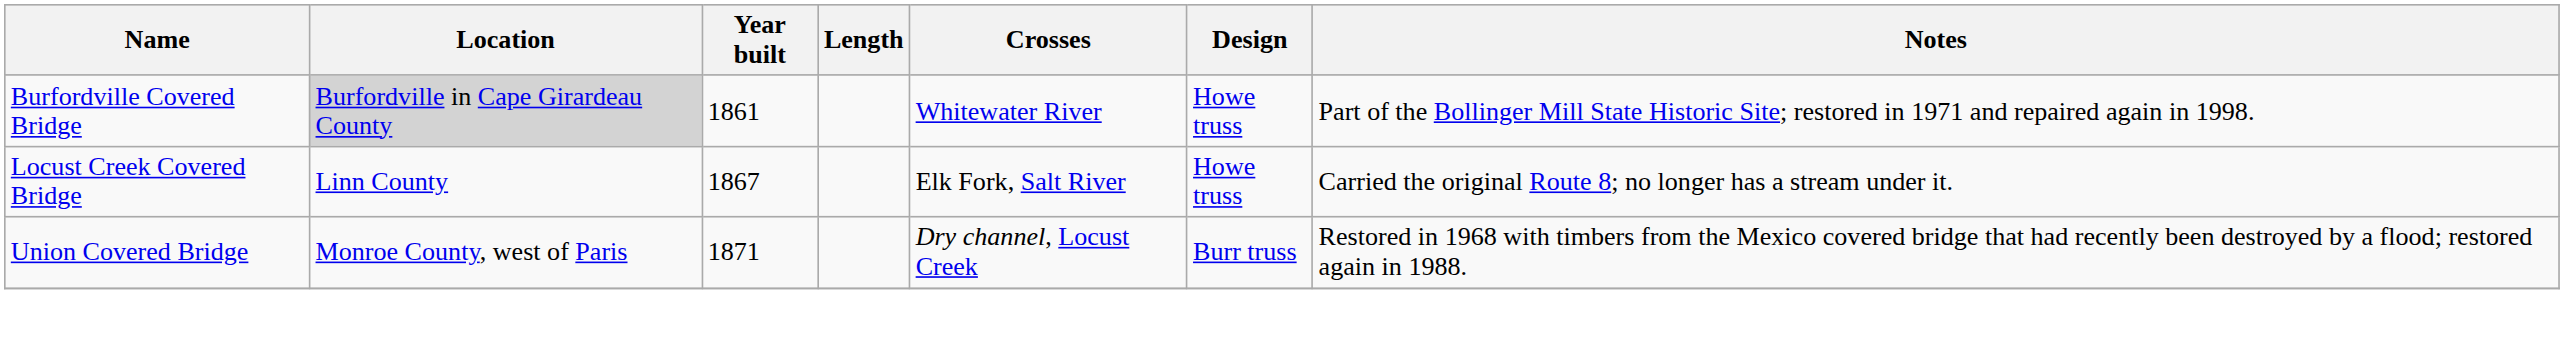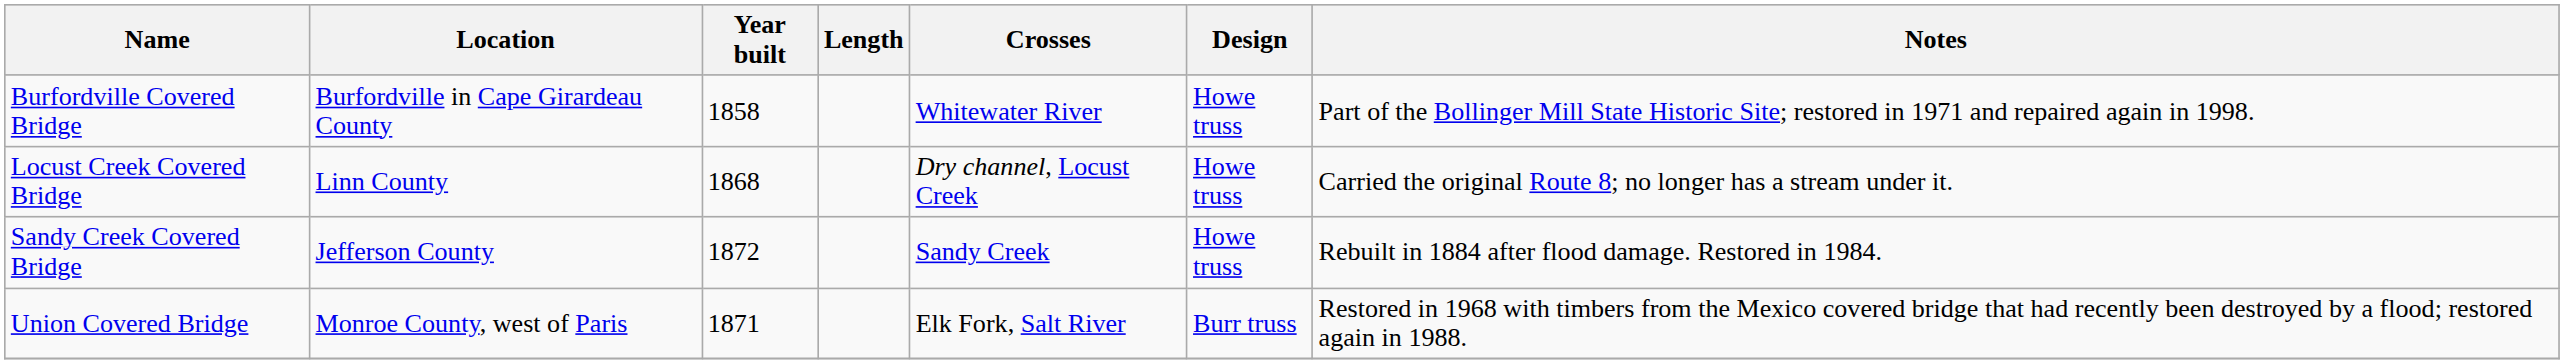(479, 110) lightgrey background -> (479, 110) no background
(734, 110) 1861 -> (734, 110) 1858
(734, 181) 1867 -> (734, 181) 1868
(1021, 181) Elk Fork, Salt River -> (1022, 181) Dry channel, Locust Creek
+ row: (125, 251)
(1022, 251) Dry channel, Locust Creek -> (1021, 322) Elk Fork, Salt River
